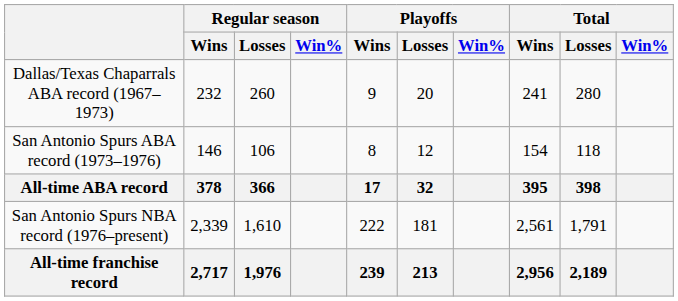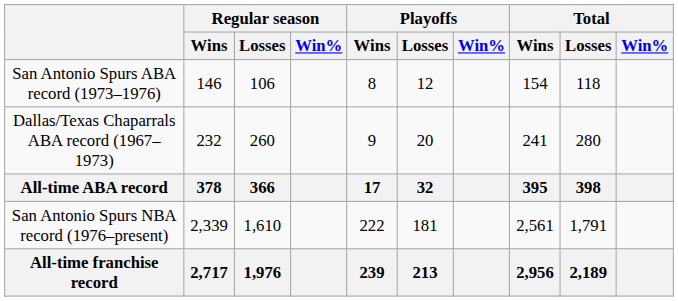rows swapped: (94, 93) <-> (94, 150)
